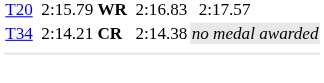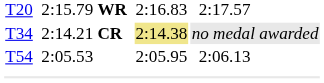(161, 33) no background -> (161, 33) khaki background
+ row: (19, 56)
